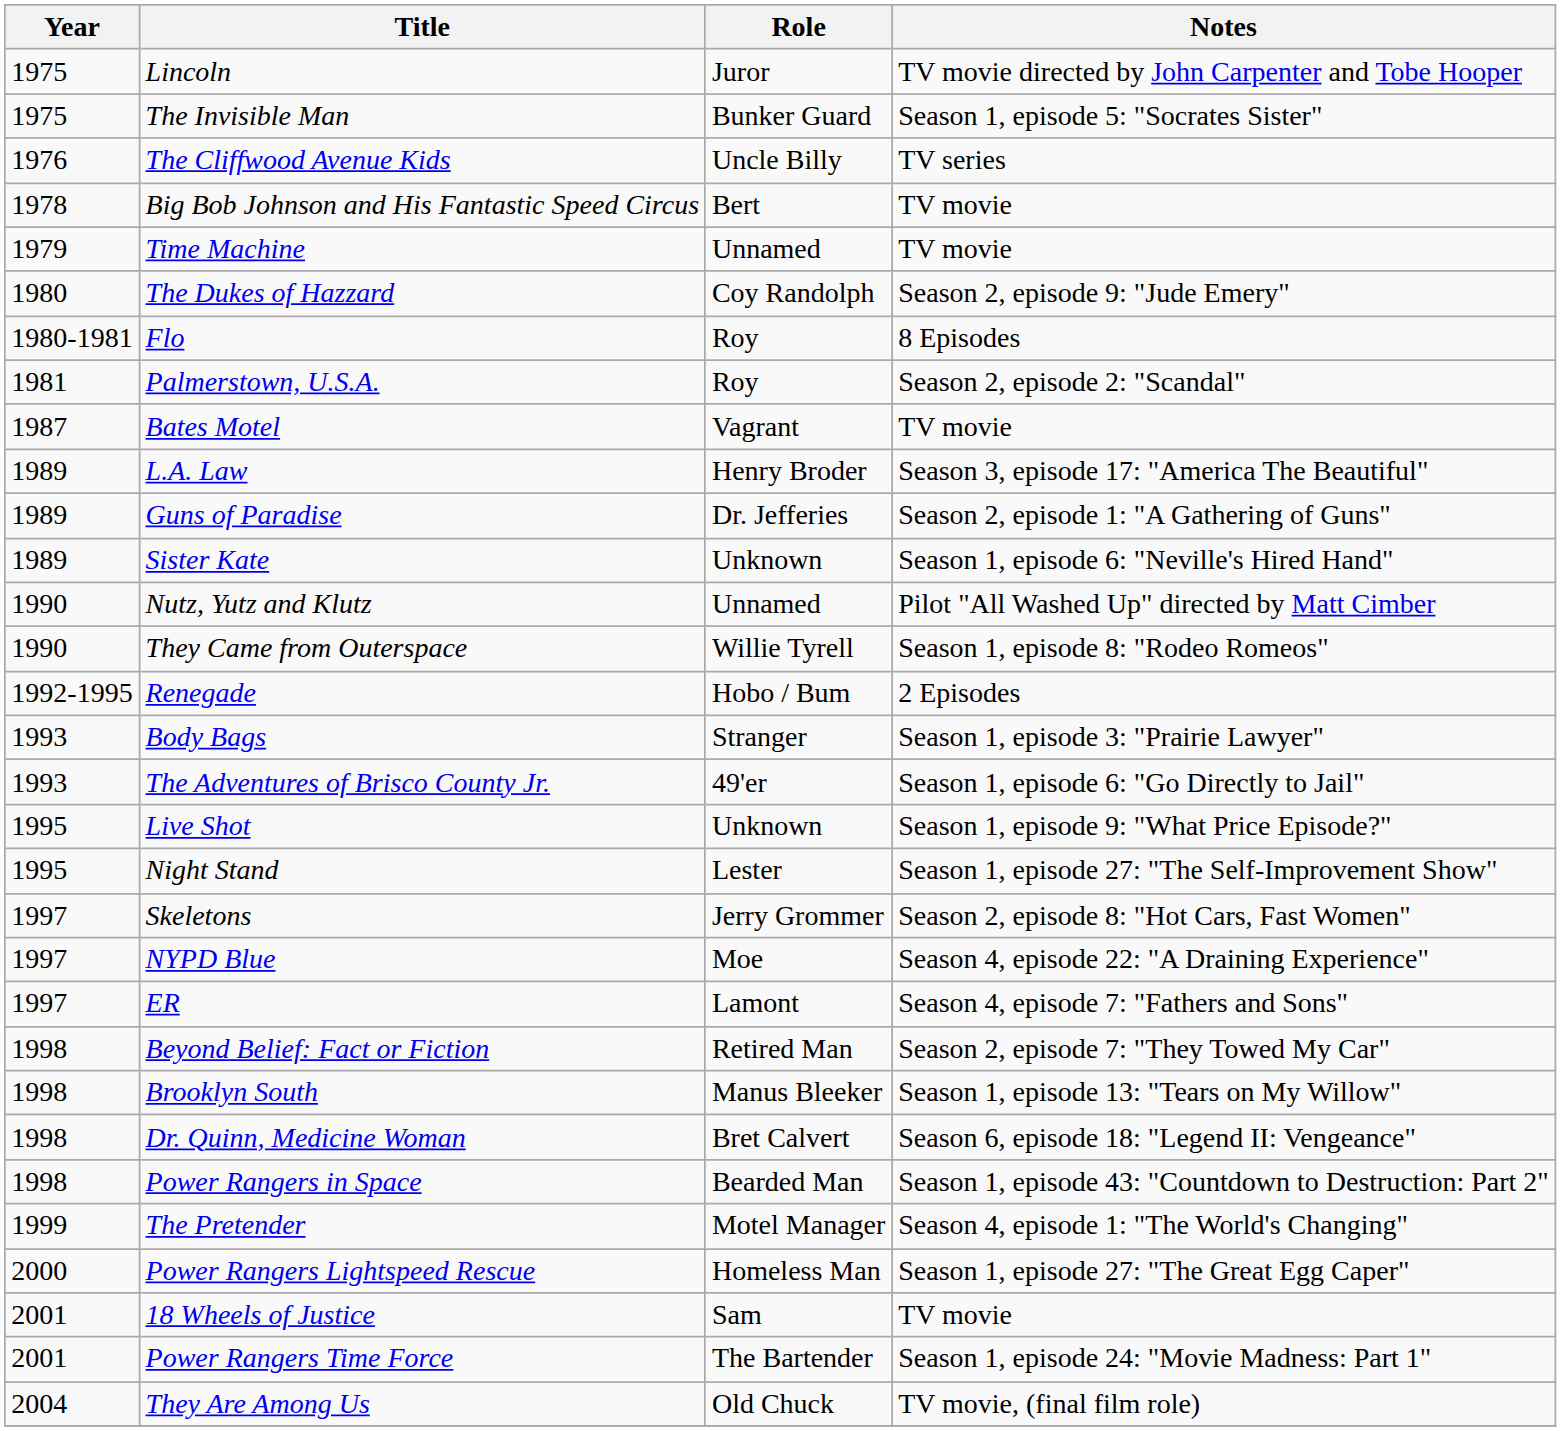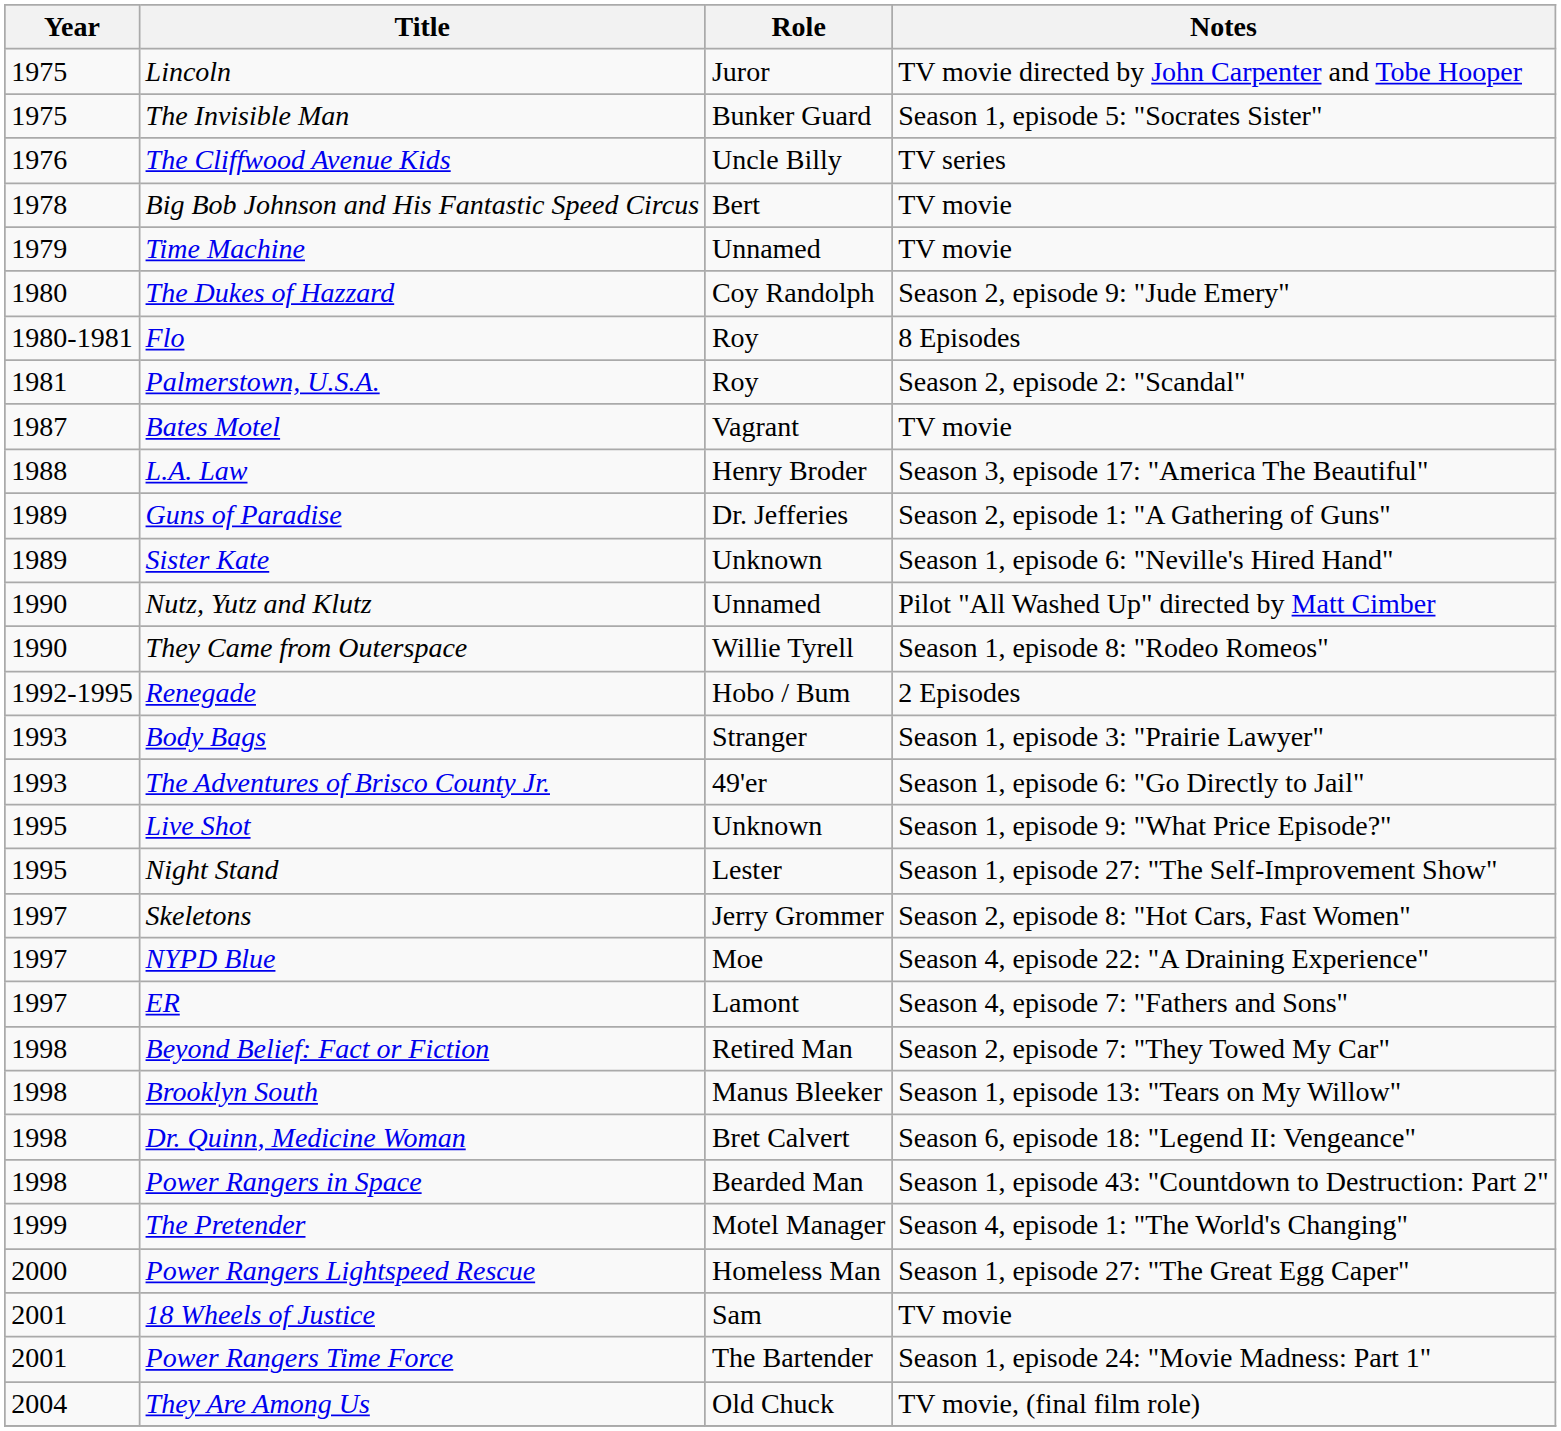(39, 470) 1989 -> (39, 470) 1988
